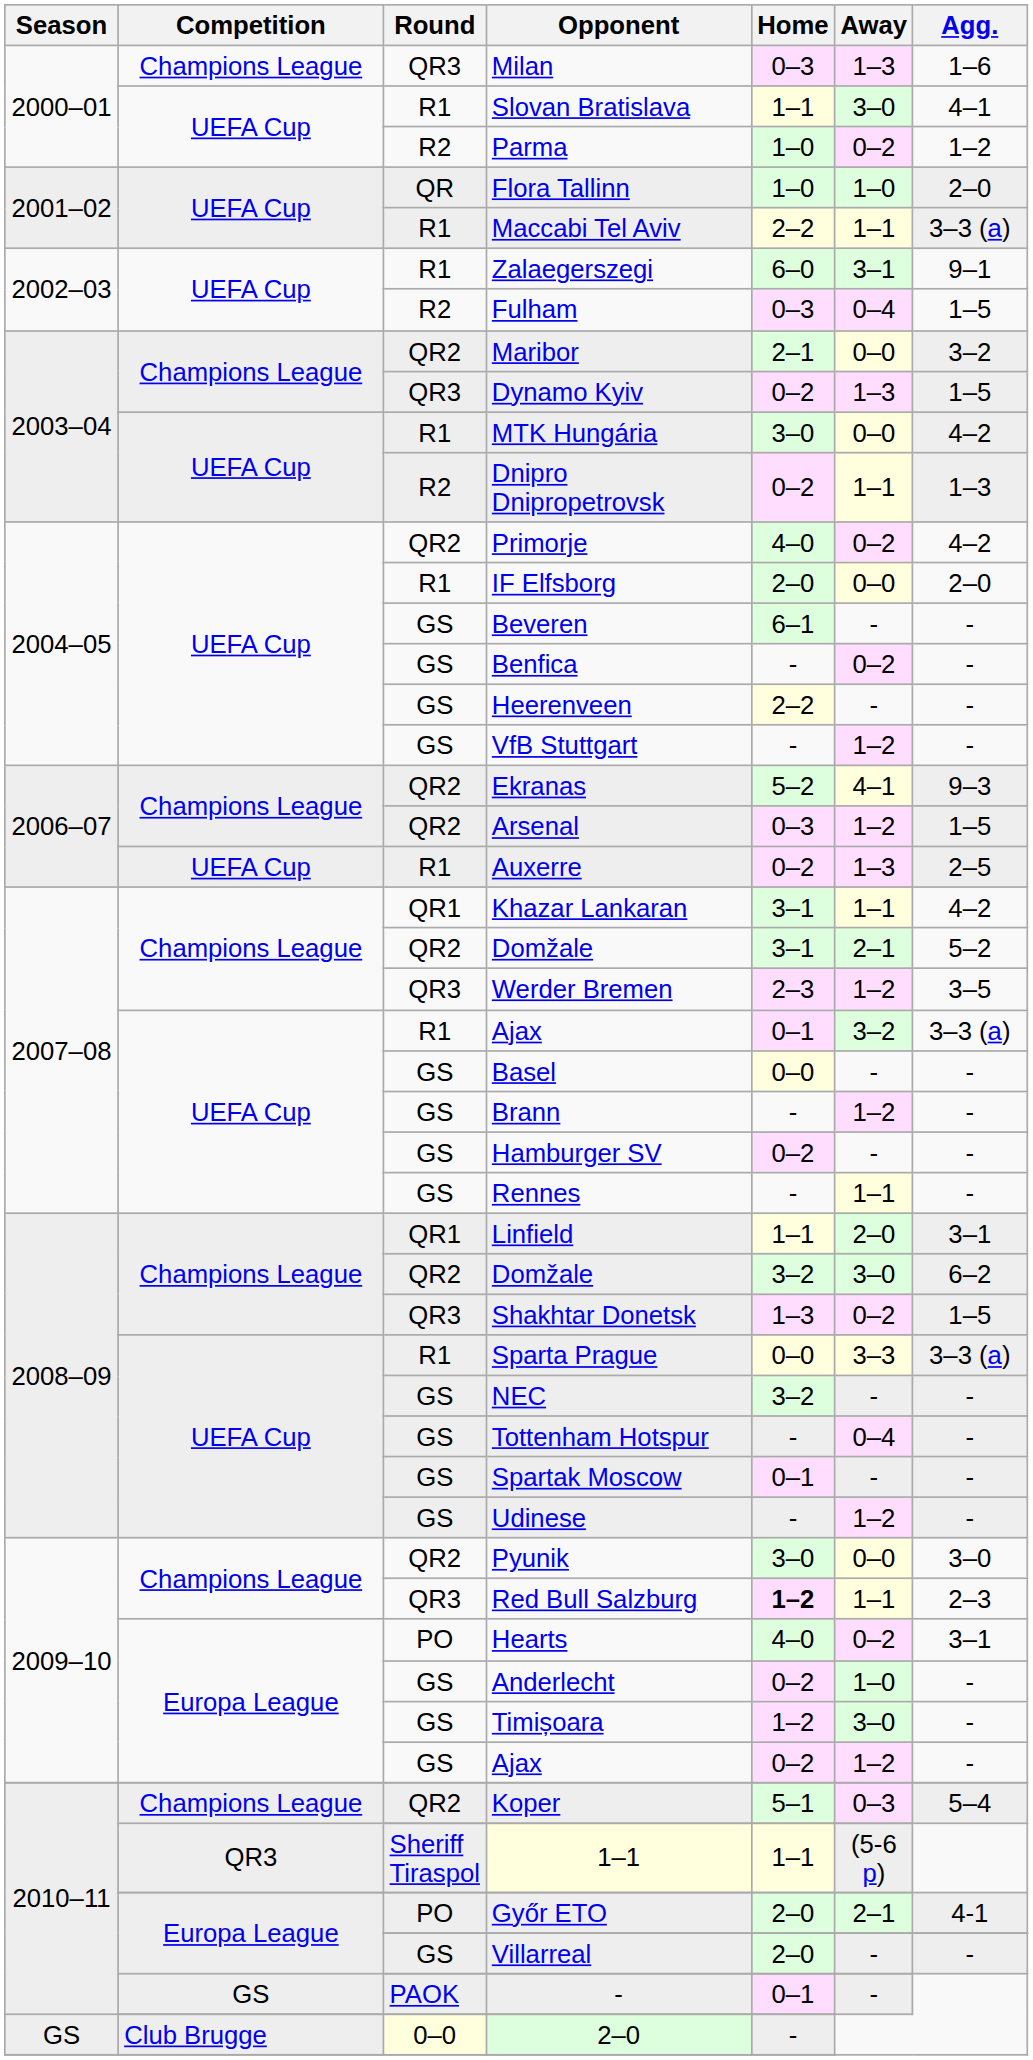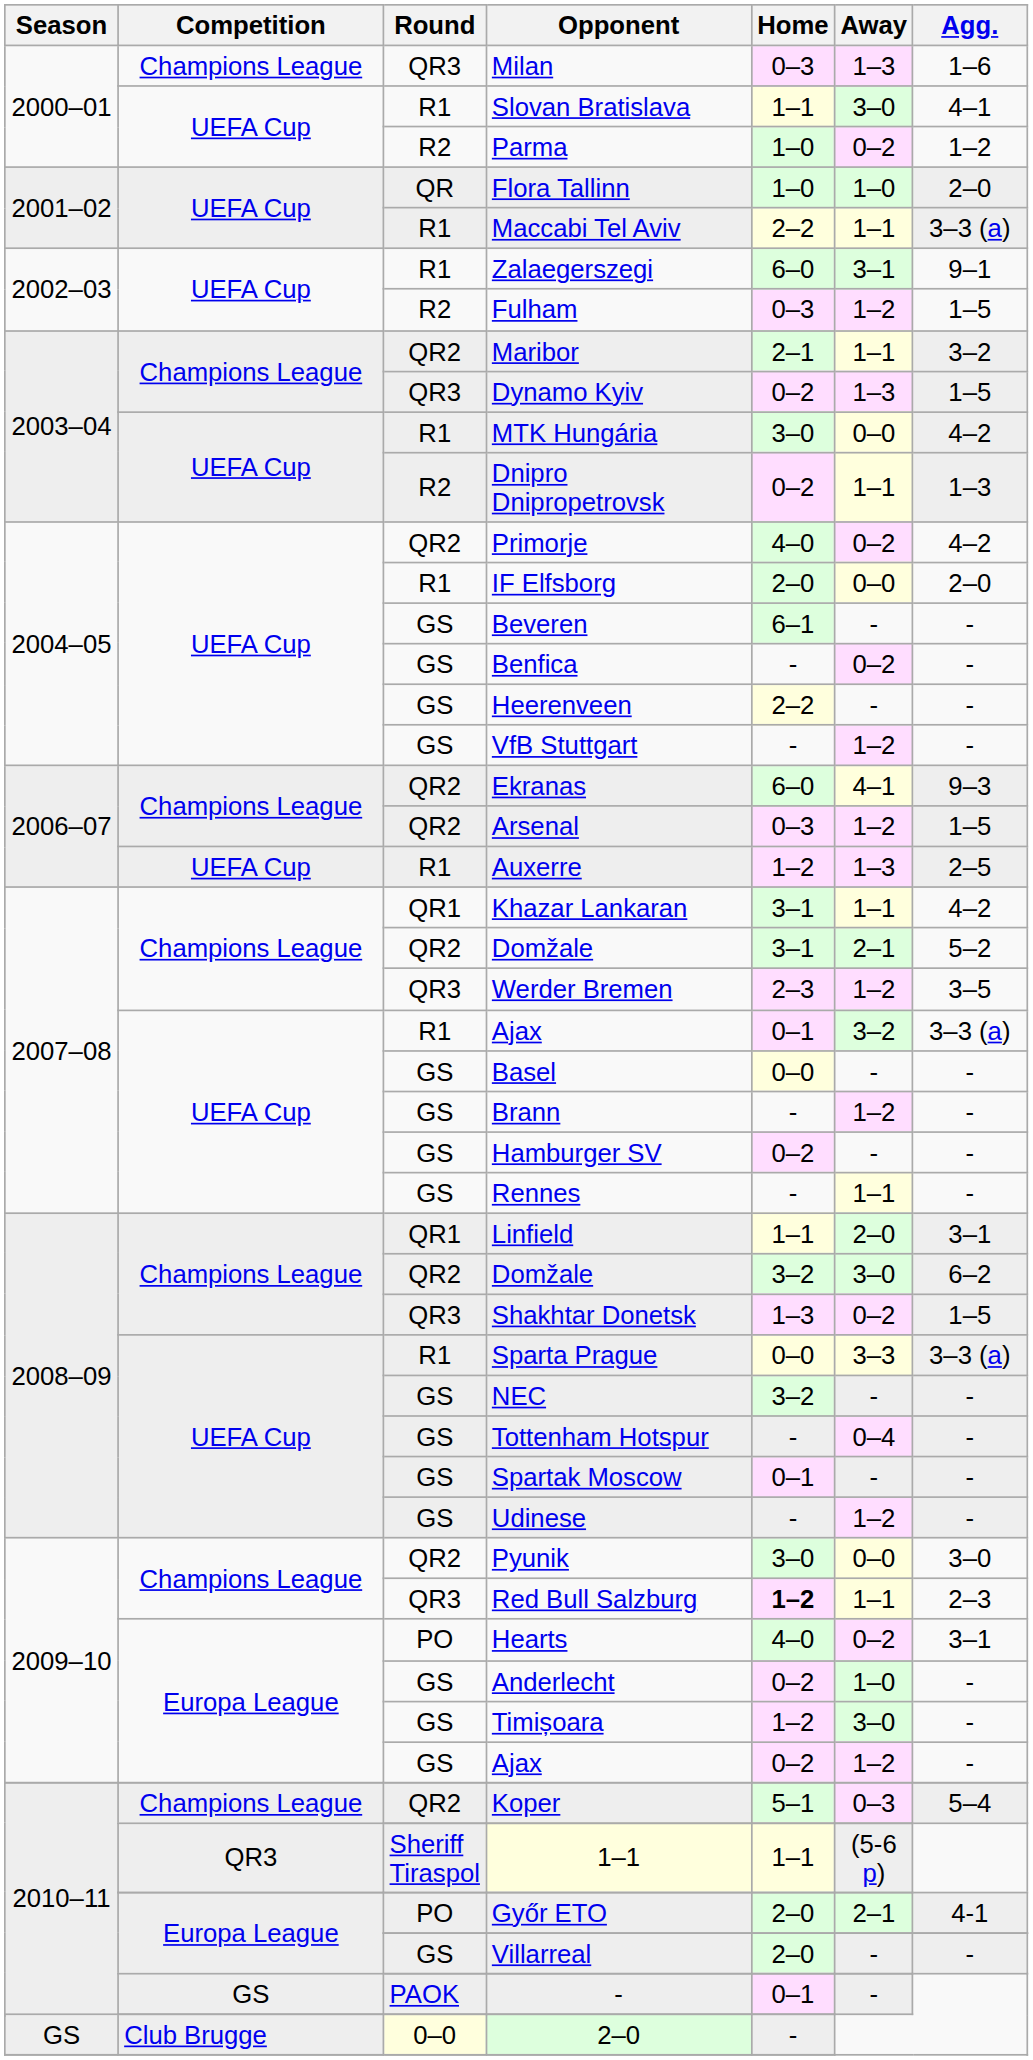(874, 310) 0–4 -> (874, 310) 1–2
(874, 351) 0–0 -> (874, 351) 1–1
(793, 786) 5–2 -> (793, 786) 6–0
(793, 867) 0–2 -> (793, 867) 1–2
